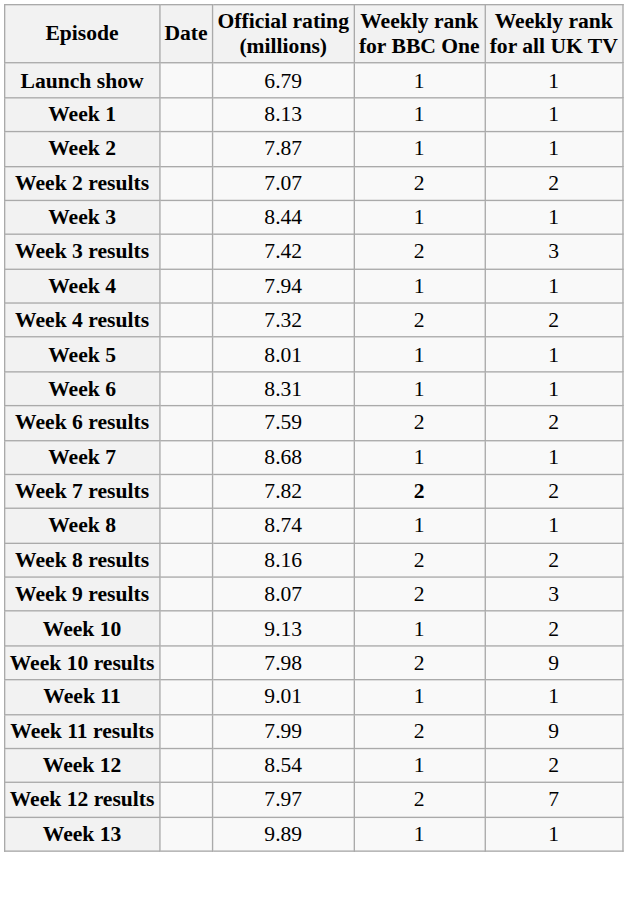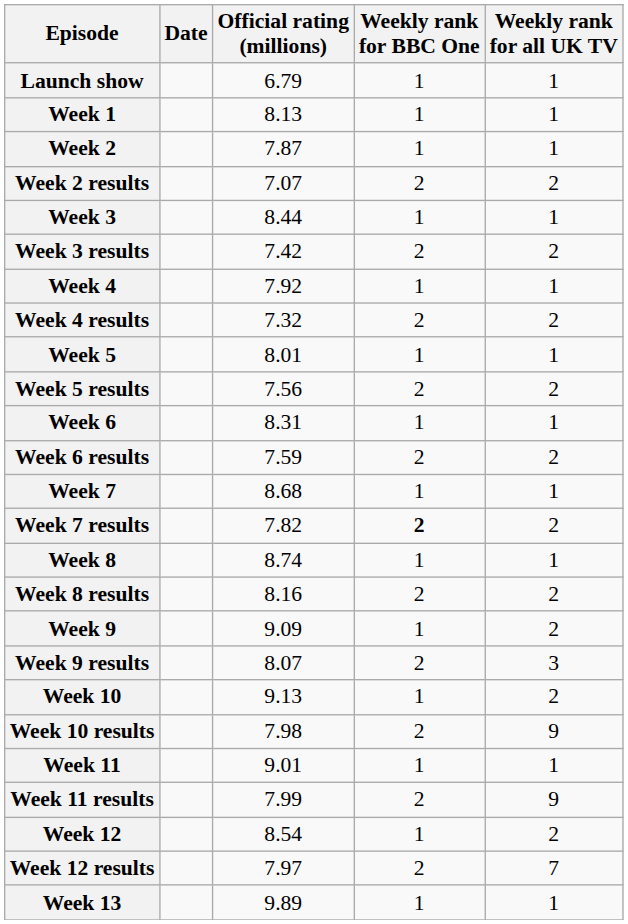(554, 251) 3 -> (554, 251) 2
(283, 285) 7.94 -> (283, 285) 7.92
+ row: (82, 388)
+ row: (82, 628)
